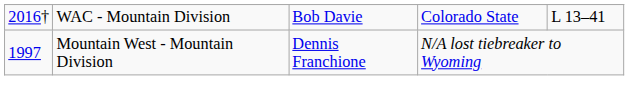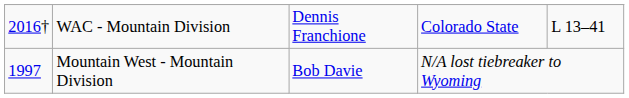(327, 17) Bob Davie -> (329, 26) Dennis Franchione
(329, 52) Dennis Franchione -> (327, 70) Bob Davie
